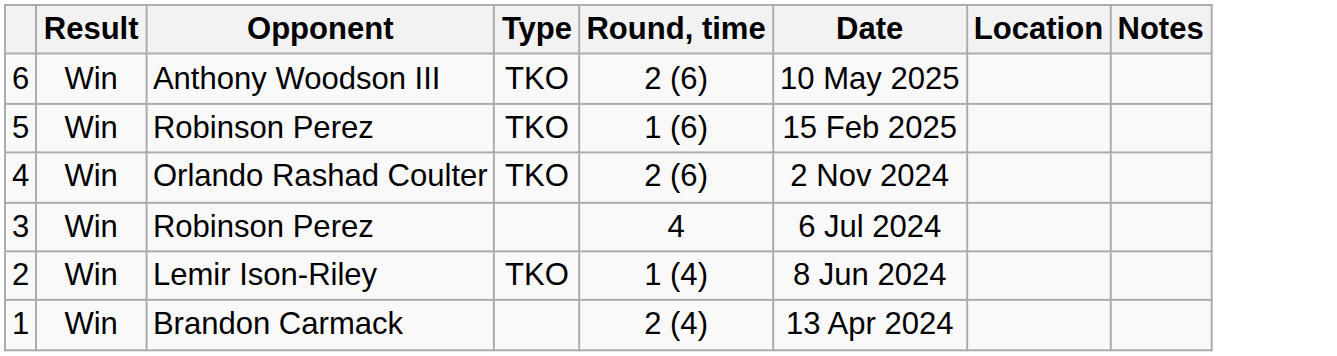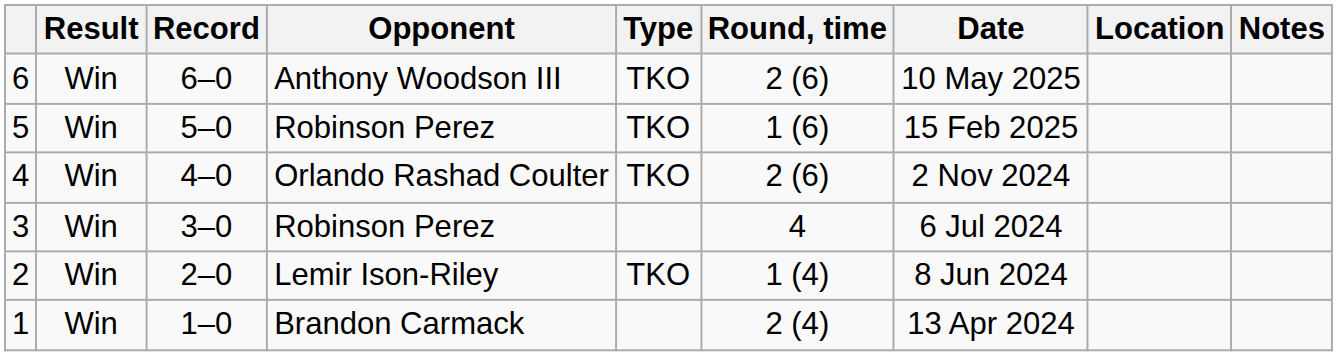+ column: (206, 29)
